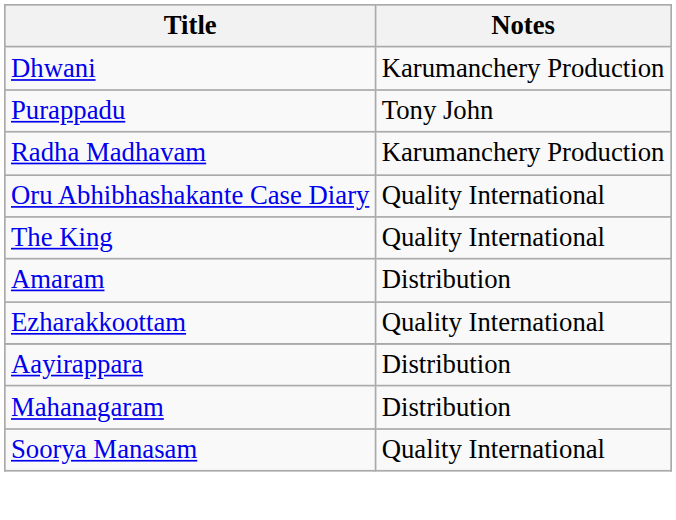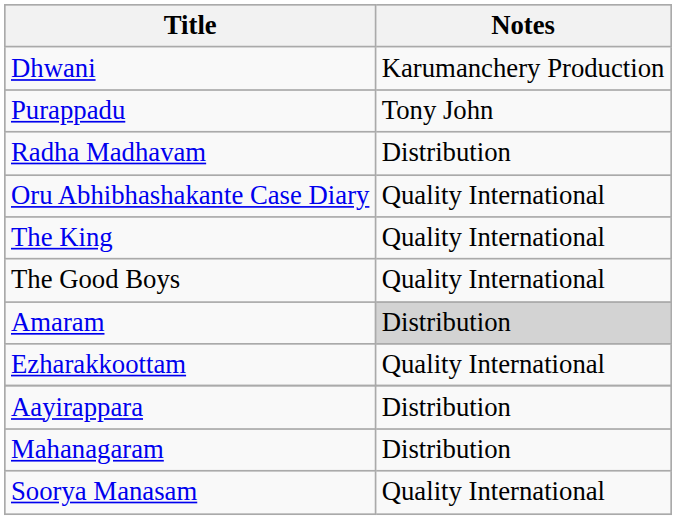(523, 152) Karumanchery Production -> (446, 152) Distribution
+ row: (96, 279)
(446, 279) no background -> (446, 322) lightgrey background
